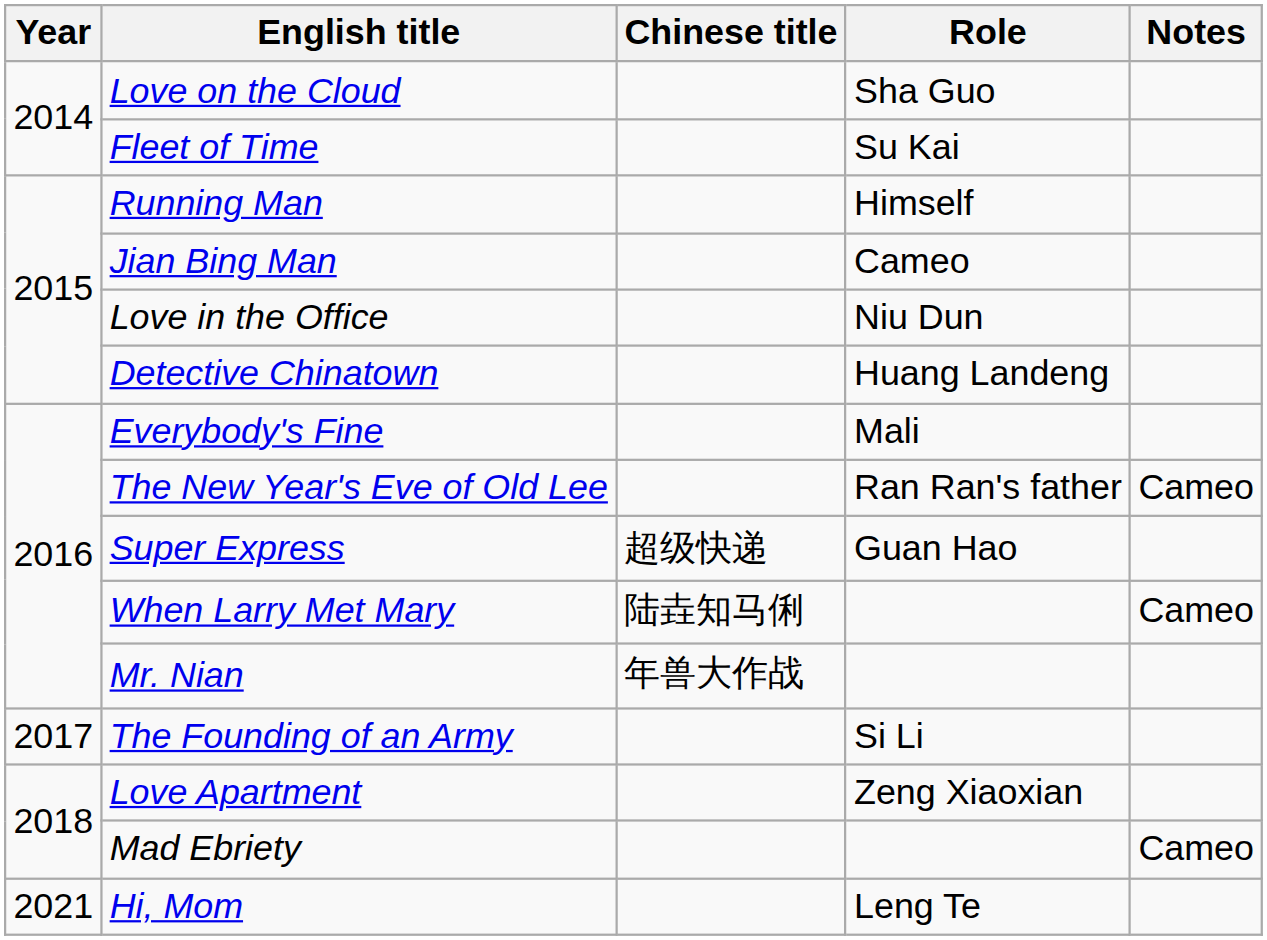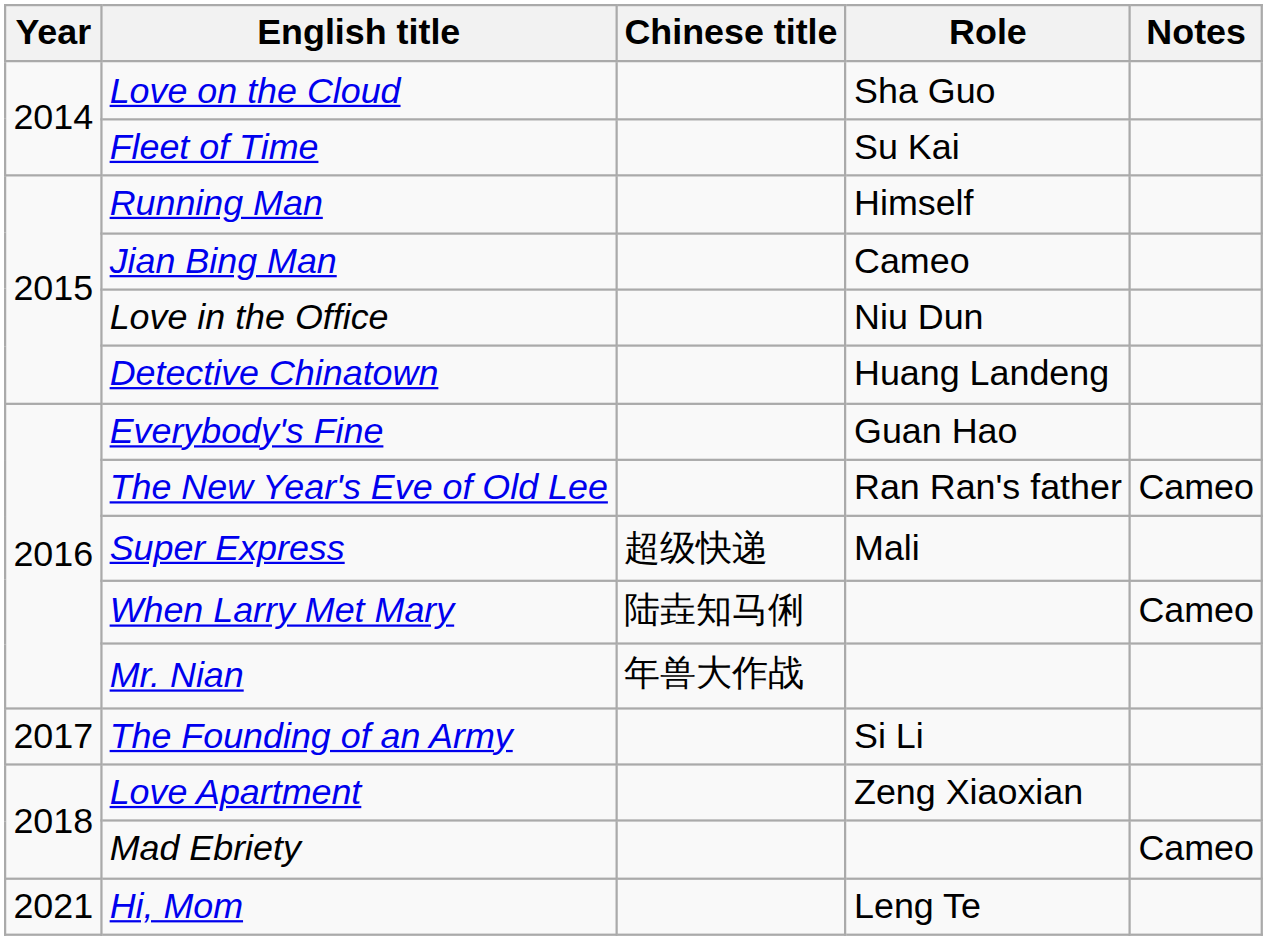(887, 430) Mali -> (936, 430) Guan Hao
(936, 547) Guan Hao -> (887, 547) Mali
